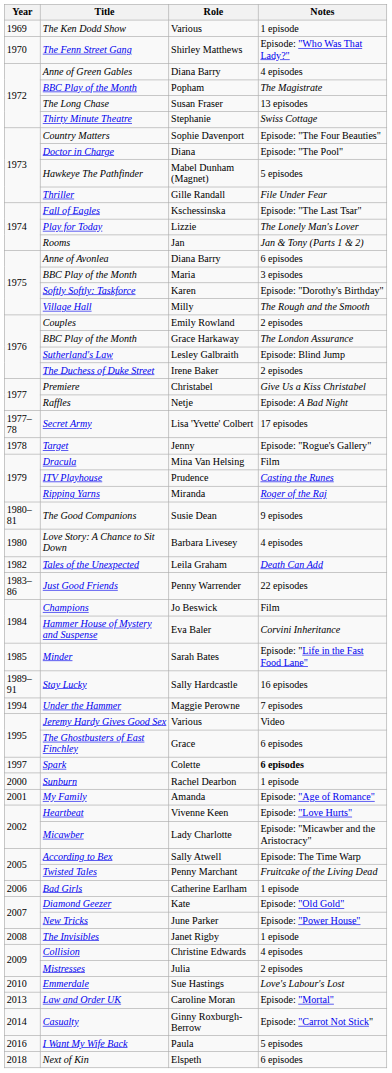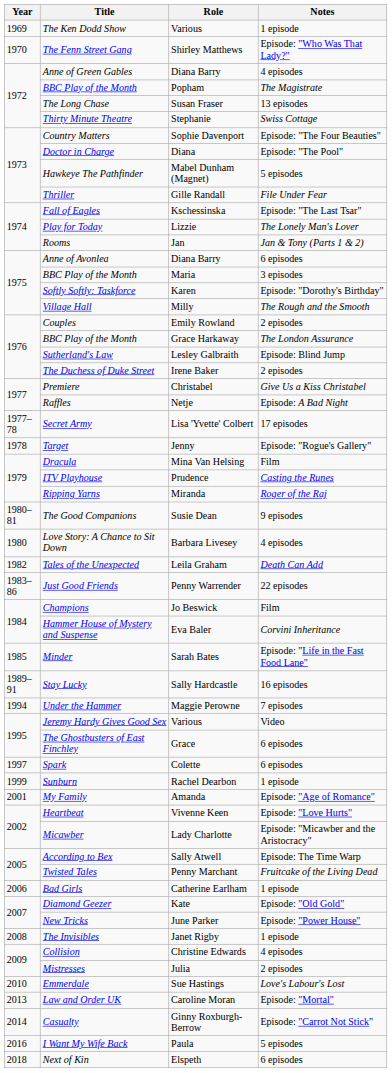(282, 765) bold -> (282, 765) normal
(17, 781) 2000 -> (17, 781) 1999
